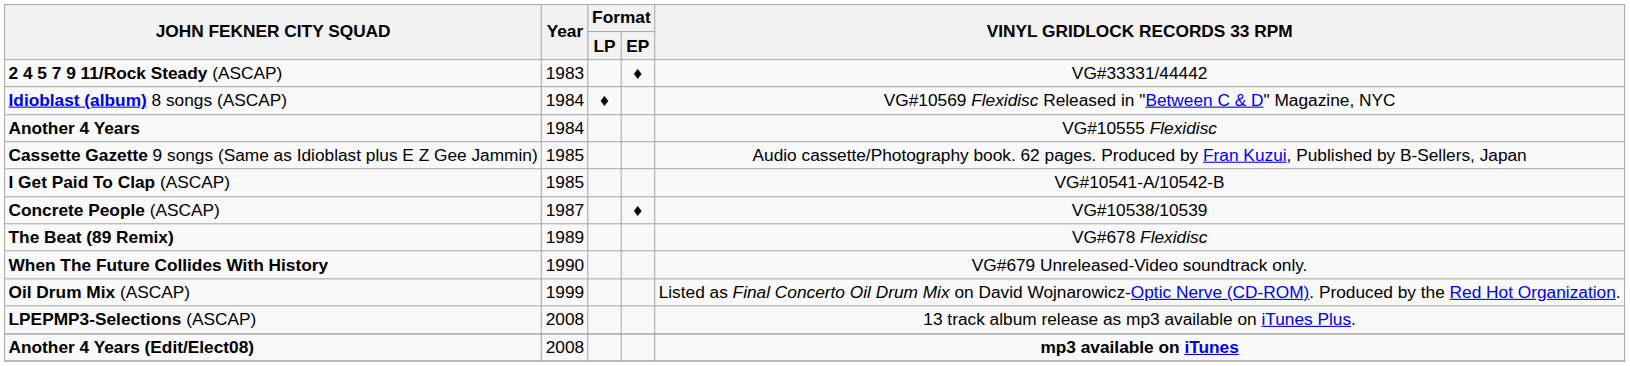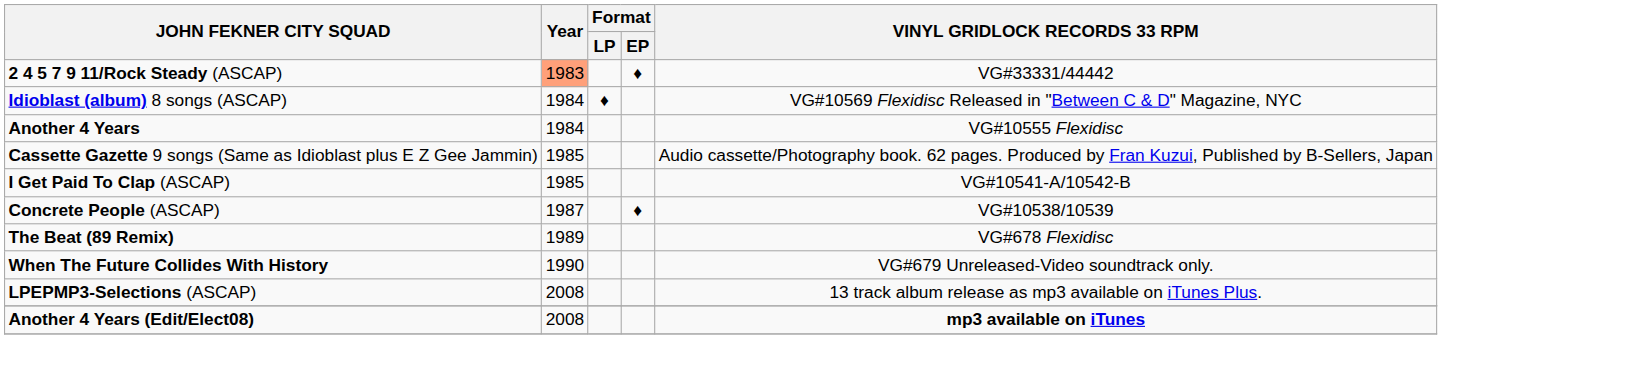(565, 73) no background -> (565, 73) lightsalmon background
- row: (99, 292)
